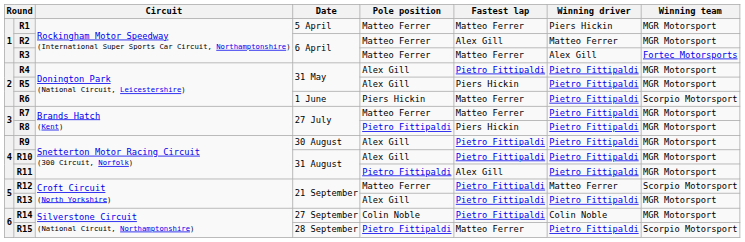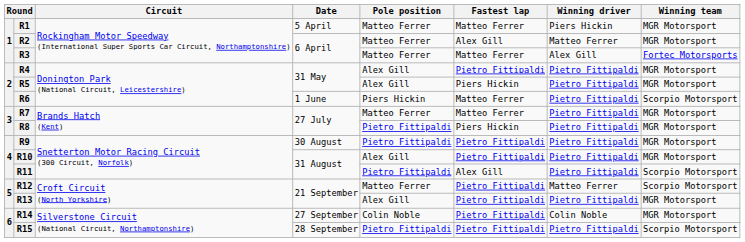(386, 143) Alex Gill -> (407, 143) Pietro Fittipaldi
(680, 172) MGR Motorsport -> (690, 172) Scorpio Motorsport
(490, 230) Matteo Ferrer -> (500, 230) Pietro Fittipaldi
